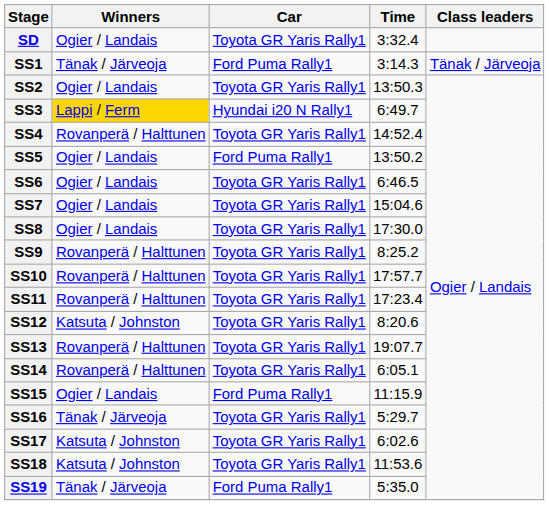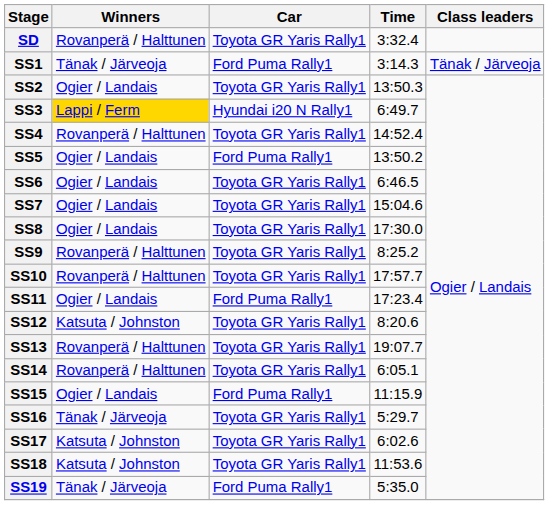(107, 40) Ogier / Landais -> (131, 40) Rovanperä / Halttunen
(131, 299) Rovanperä / Halttunen -> (107, 299) Ogier / Landais
(289, 299) Toyota GR Yaris Rally1 -> (272, 299) Ford Puma Rally1
